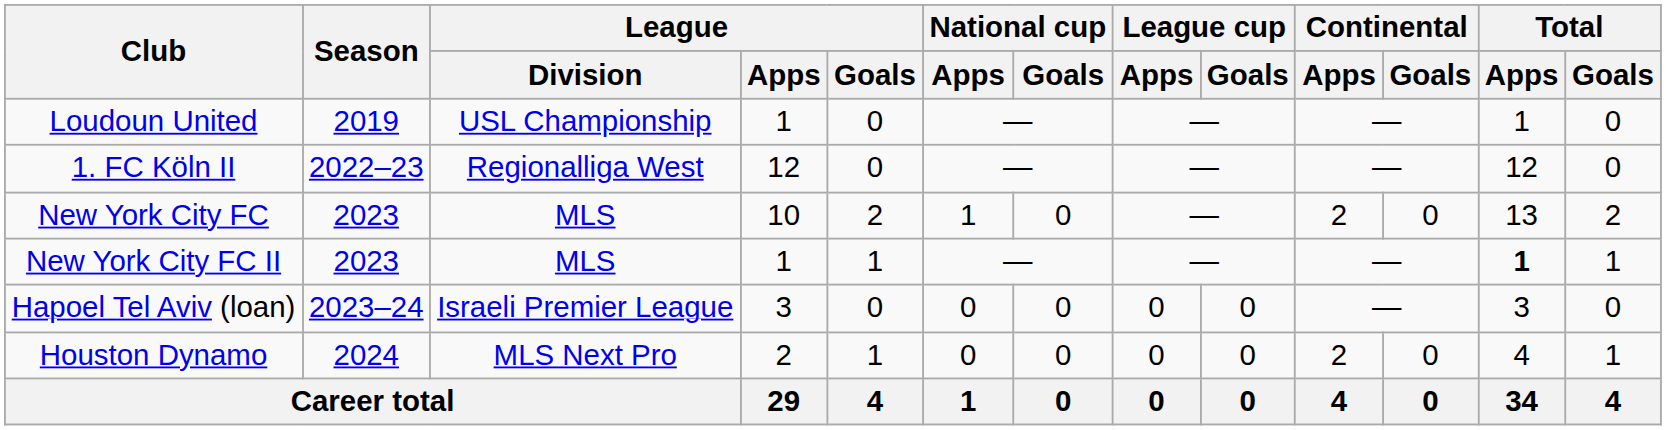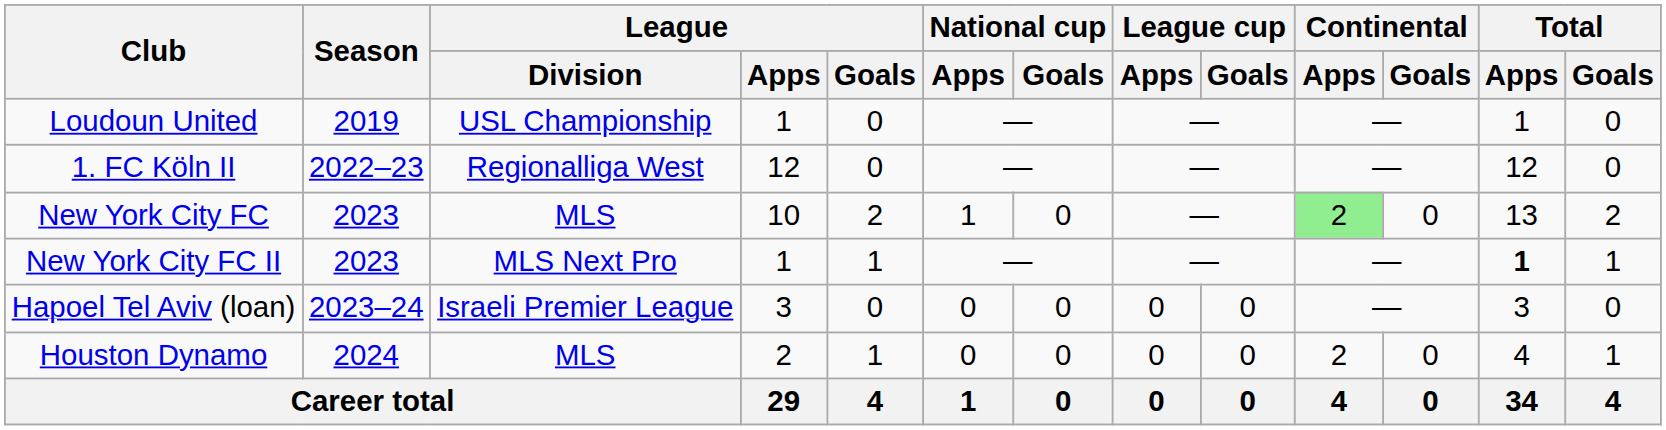(1339, 214) no background -> (1339, 214) lightgreen background
(585, 261) MLS -> (585, 261) MLS Next Pro
(585, 354) MLS Next Pro -> (585, 354) MLS
